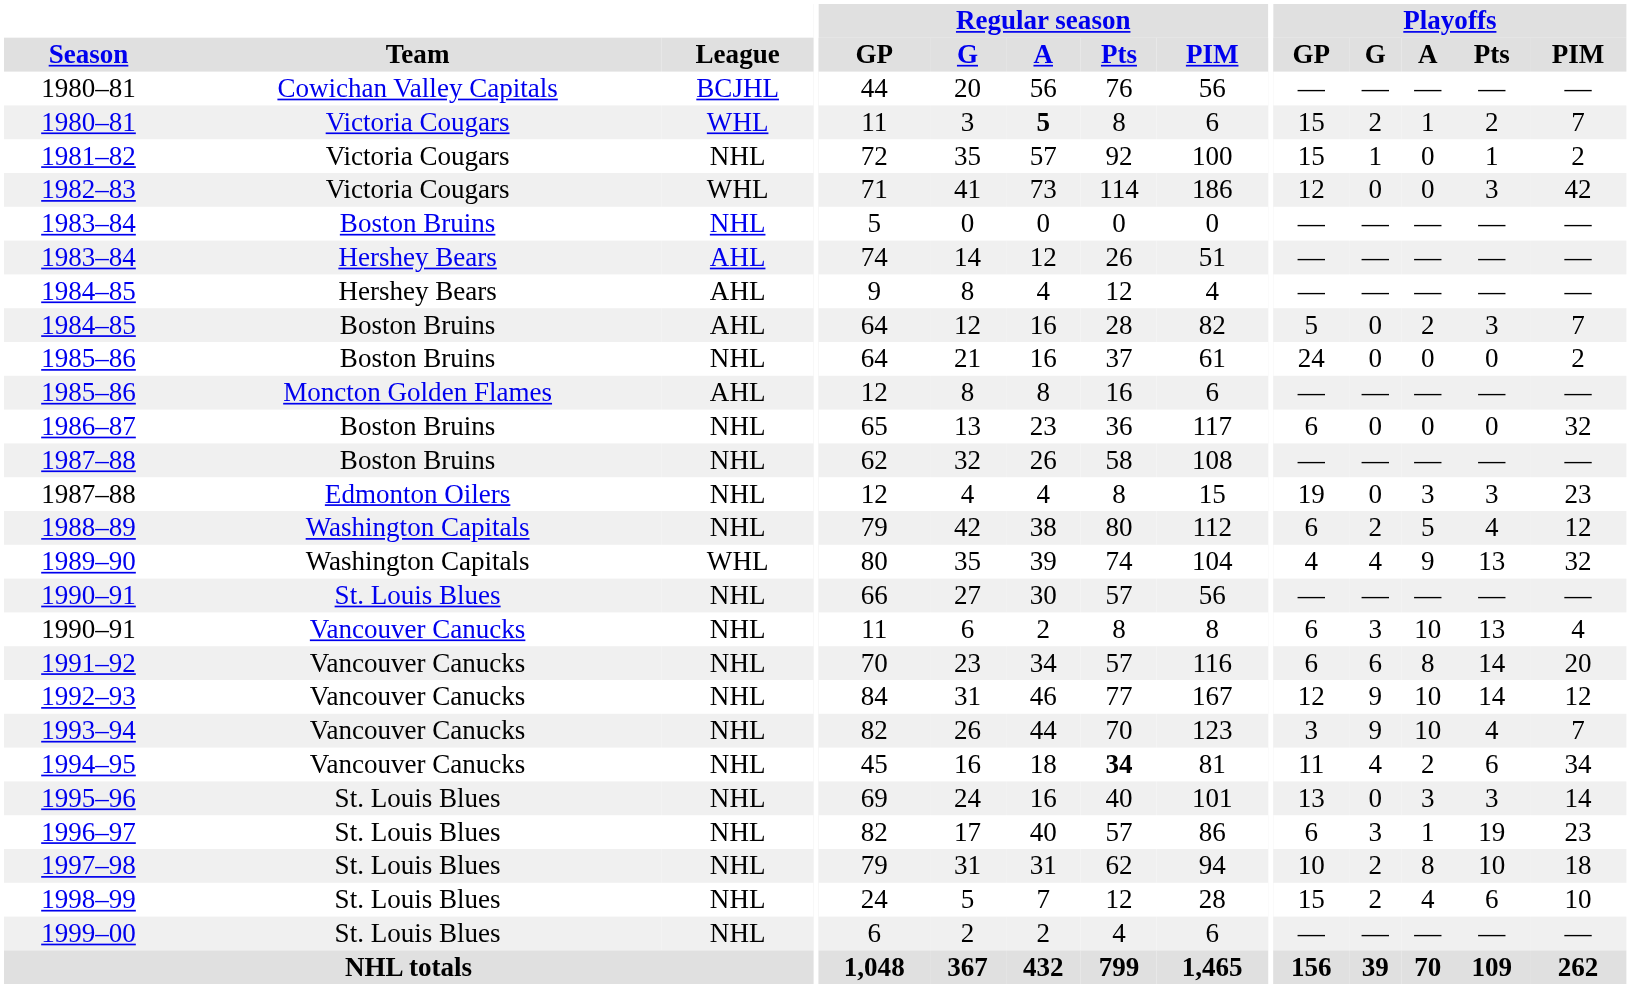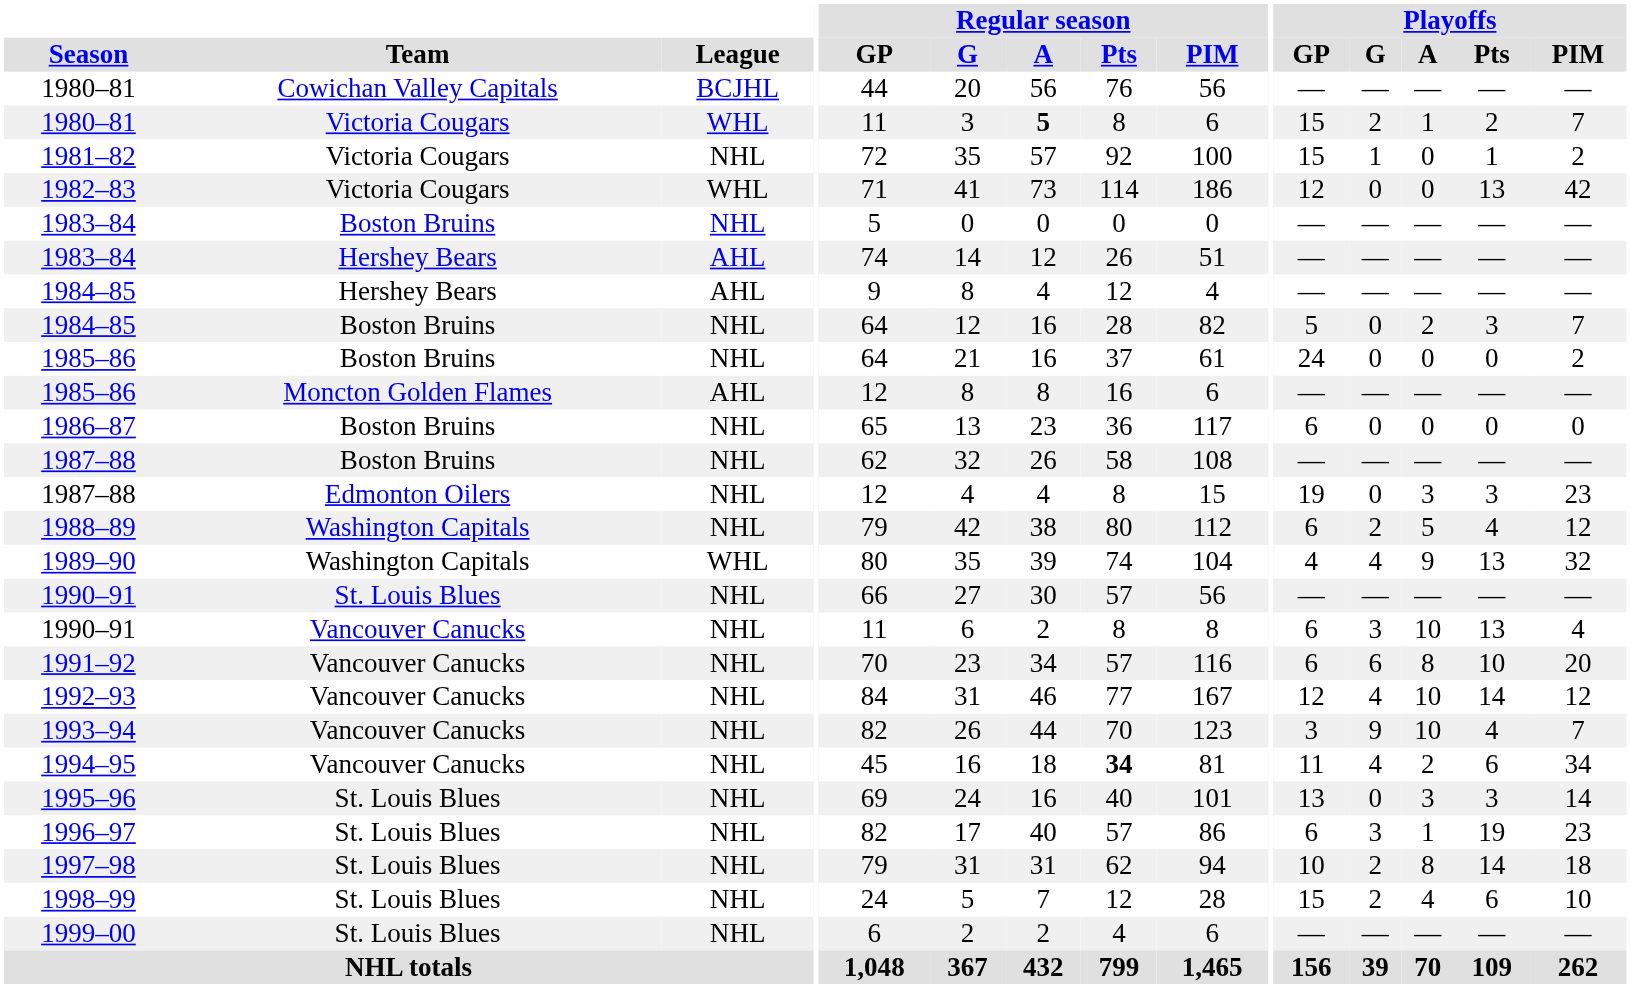(1492, 189) 3 -> (1492, 189) 13
(738, 324) AHL -> (738, 324) NHL
(1578, 426) 32 -> (1578, 426) 0
(1492, 662) 14 -> (1492, 662) 10
(1375, 696) 9 -> (1375, 696) 4
(1492, 865) 10 -> (1492, 865) 14
